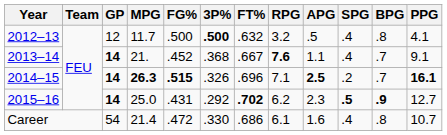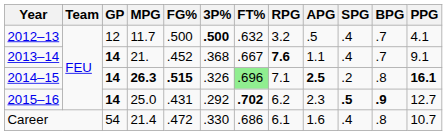(381, 36) .8 -> (381, 36) .7
(250, 78) no background -> (250, 78) lightgreen background
(381, 78) .7 -> (381, 78) .8
